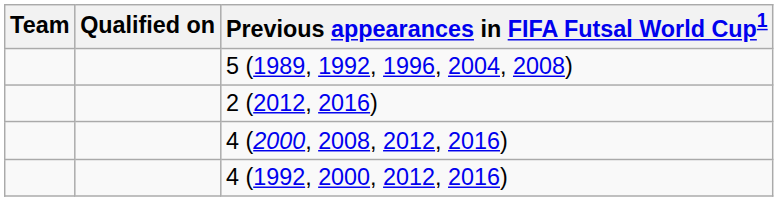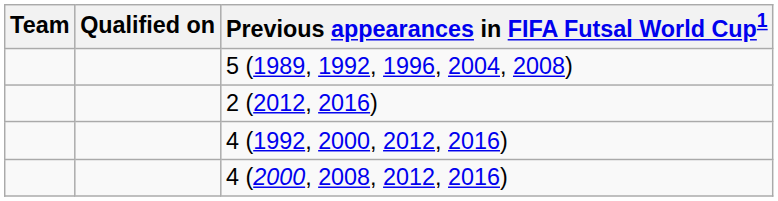rows swapped: (367, 177) <-> (367, 140)
